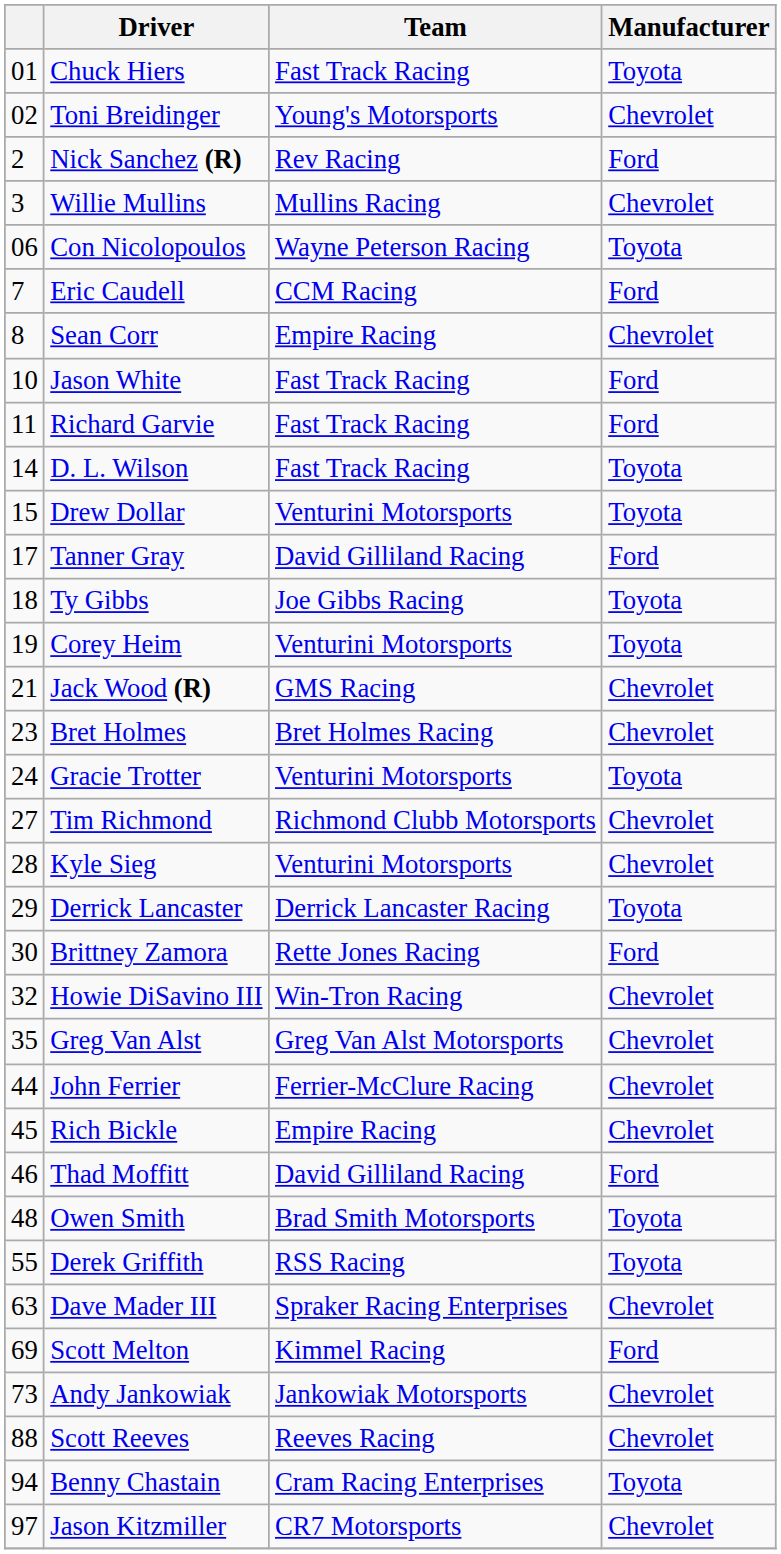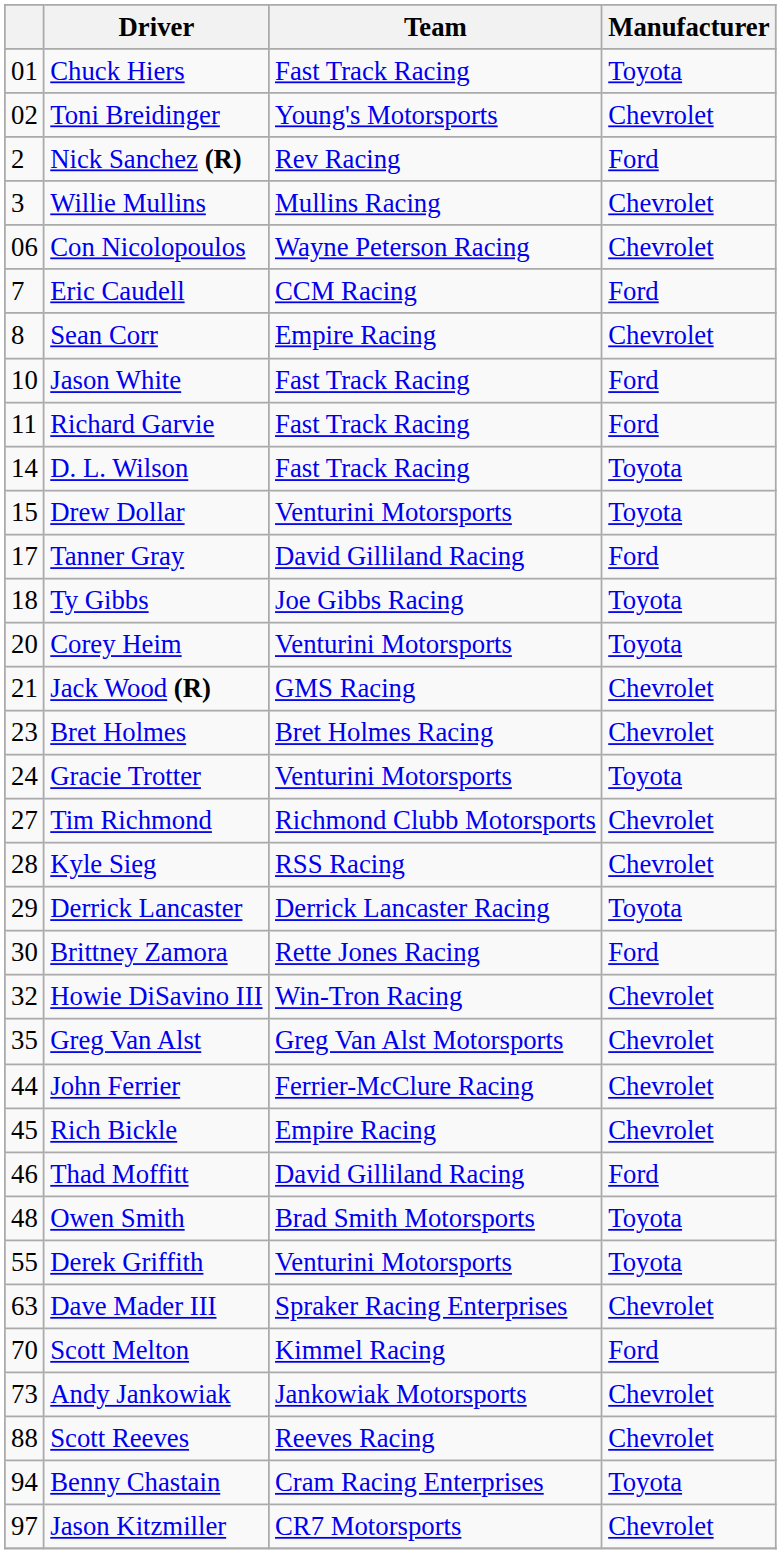(645, 247) Toyota -> (661, 247) Chevrolet
(24, 644) 19 -> (24, 644) 20
(393, 864) Venturini Motorsports -> (340, 864) RSS Racing
(340, 1261) RSS Racing -> (393, 1261) Venturini Motorsports
(24, 1350) 69 -> (24, 1350) 70
